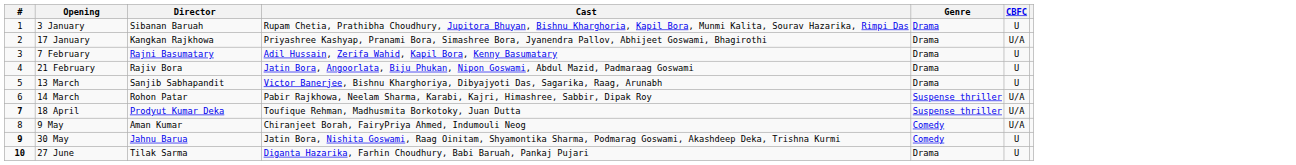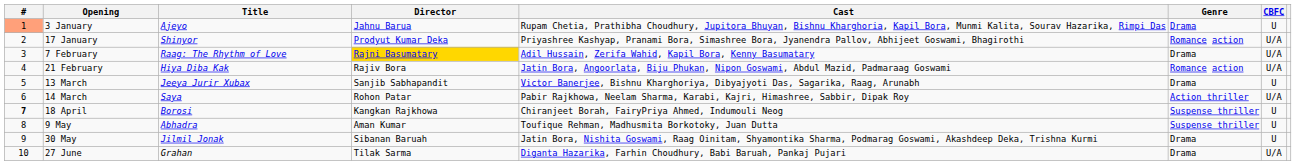+ column: (255, 11)
(20, 26) no background -> (24, 26) lightsalmon background
(167, 26) Sibanan Baruah -> (383, 26) Jahnu Barua
(172, 40) Kangkan Rajkhowa -> (401, 40) Prodyut Kumar Deka
(926, 40) Drama -> (1207, 40) Romance action
(172, 54) no background -> (396, 54) gold background
(1017, 54) U -> (1274, 54) U/A
(926, 68) Drama -> (1207, 68) Romance action
(1017, 68) U -> (1274, 68) U/A
(957, 97) Suspense thriller -> (1209, 97) Action thriller
(177, 111) Prodyut Kumar Deka -> (396, 111) Kangkan Rajkhowa
(392, 111) Toufique Rehman, Madhusmita Borkotoky, Juan Dutta -> (652, 111) Chiranjeet Borah, FairyPriya Ahmed, Indumouli Neog
(1017, 111) U/A -> (1274, 111) U
(395, 125) Chiranjeet Borah, FairyPriya Ahmed, Indumouli Neog -> (649, 125) Toufique Rehman, Madhusmita Borkotoky, Juan Dutta
(929, 125) Comedy -> (1215, 125) Suspense thriller
(1017, 125) U/A -> (1274, 125) U
(20, 139) bold -> (24, 139) normal
(159, 139) Jahnu Barua -> (390, 139) Sibanan Baruah
(929, 139) Comedy -> (1183, 139) Drama
(20, 153) bold -> (24, 153) normal
(1017, 153) U -> (1274, 153) U/A
